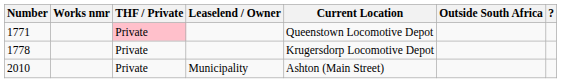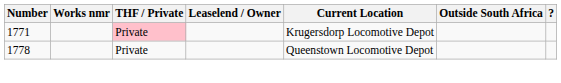(360, 31) Queenstown Locomotive Depot -> (360, 31) Krugersdorp Locomotive Depot
(360, 50) Krugersdorp Locomotive Depot -> (360, 50) Queenstown Locomotive Depot
- row: (19, 68)
